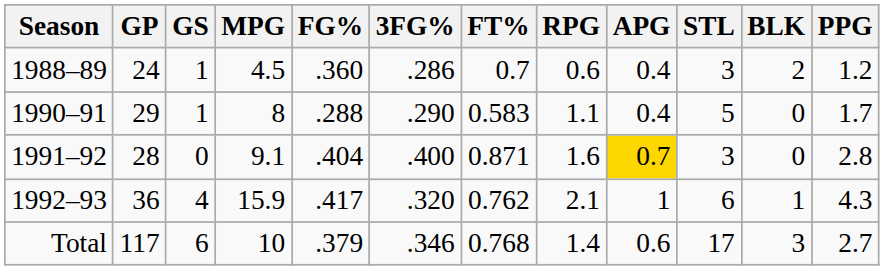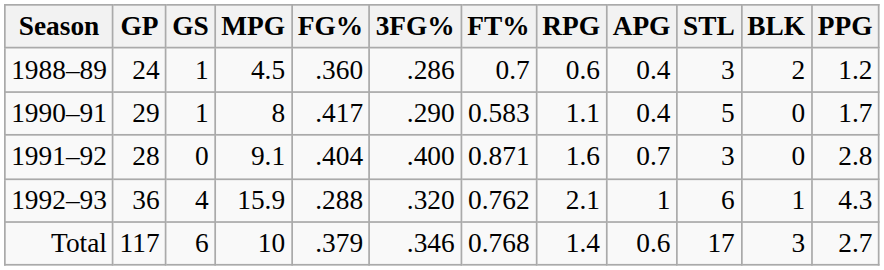(339, 112) .288 -> (339, 112) .417
(653, 156) gold background -> (653, 156) no background
(339, 199) .417 -> (339, 199) .288
